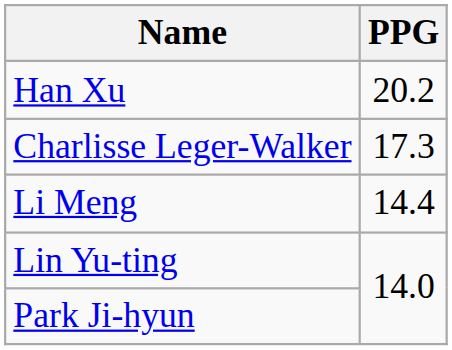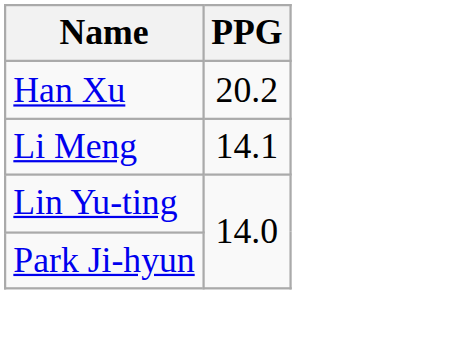- row: (182, 145)
(404, 202) 14.4 -> (247, 145) 14.1
